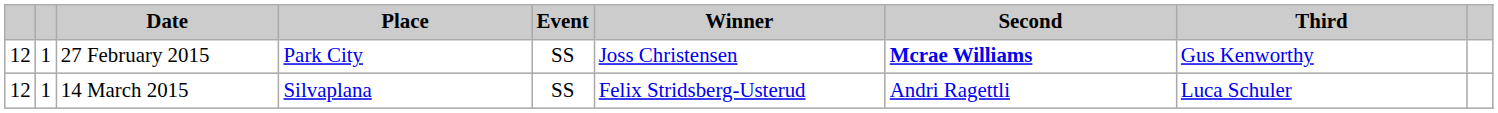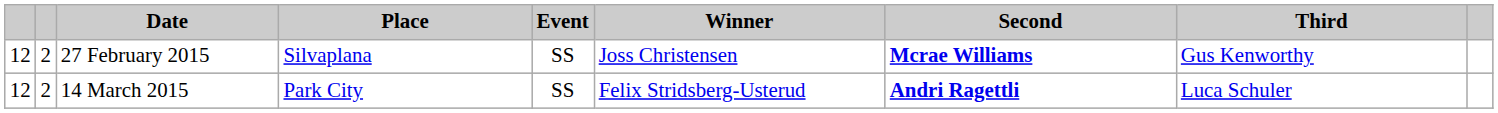(46, 55) 1 -> (46, 55) 2
(323, 55) Park City -> (328, 55) Silvaplana
(46, 89) 1 -> (46, 89) 2
(328, 89) Silvaplana -> (323, 89) Park City
(950, 89) normal -> (955, 89) bold
